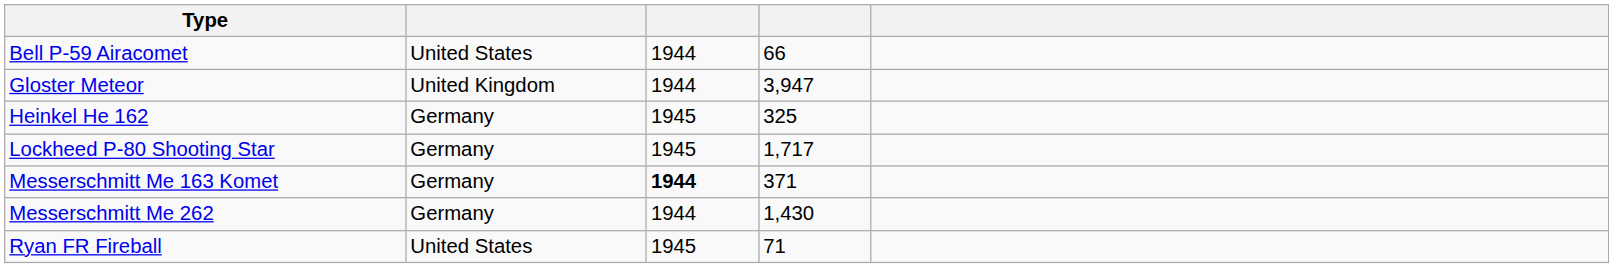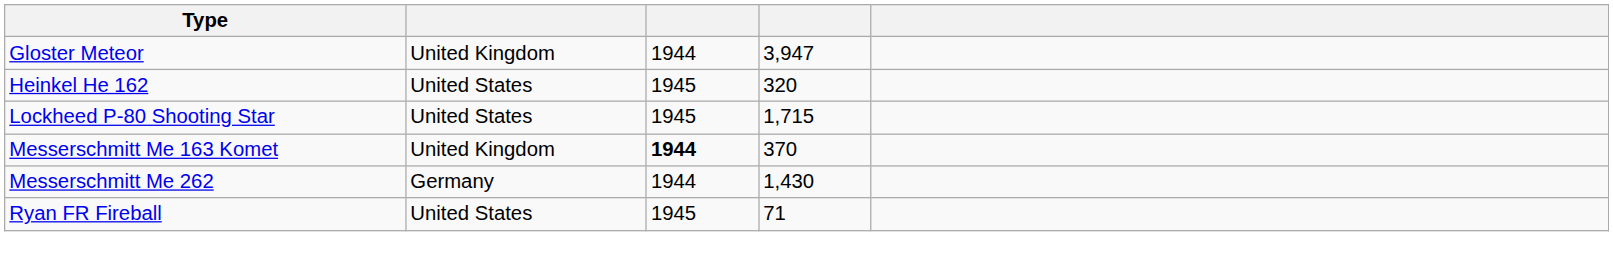- row: (99, 52)
(452, 117) Germany -> (471, 85) United States
(780, 117) 325 -> (780, 85) 320
(452, 149) Germany -> (471, 117) United States
(789, 149) 1,717 -> (789, 117) 1,715
(452, 181) Germany -> (483, 149) United Kingdom
(780, 181) 371 -> (780, 149) 370
